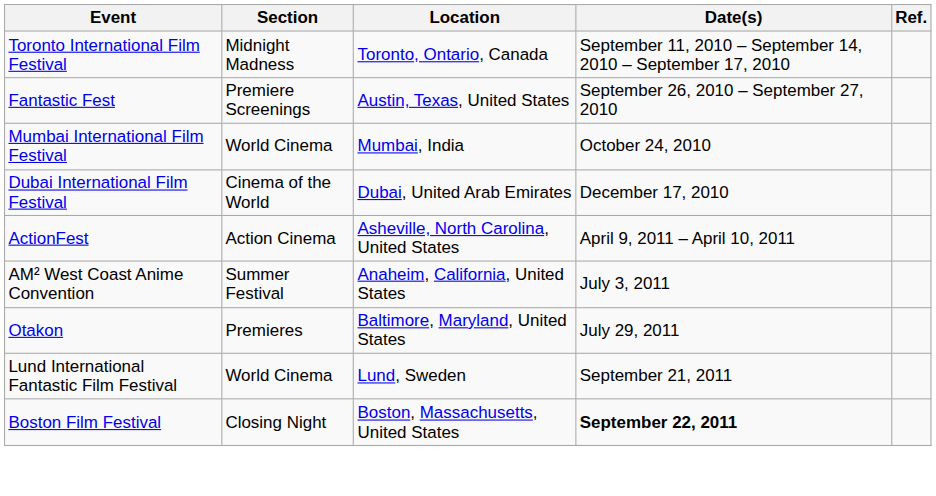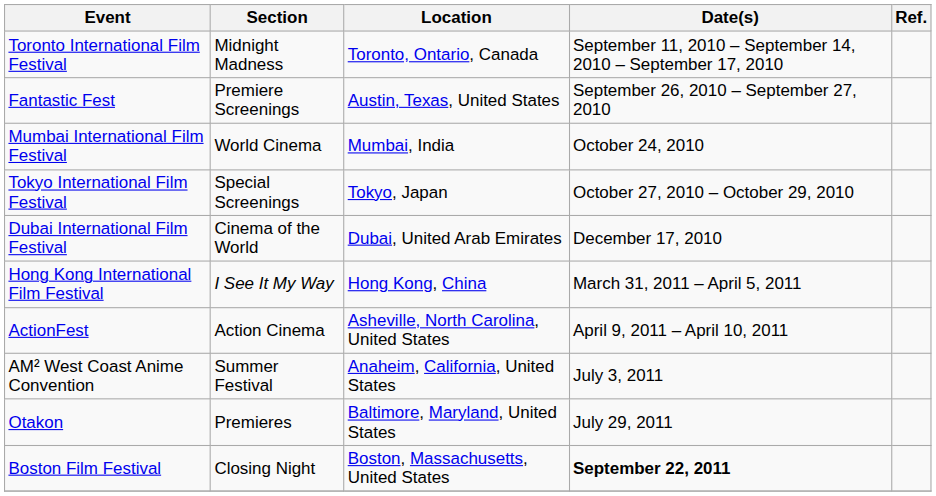+ row: (98, 192)
+ row: (100, 284)
- row: (93, 376)
